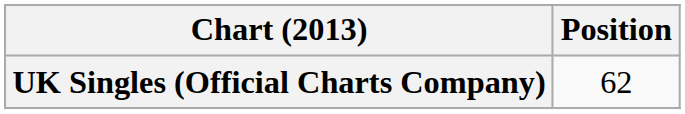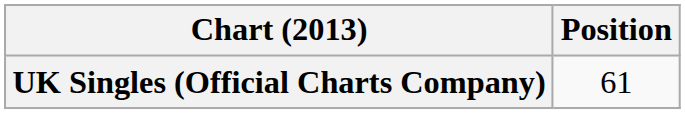(616, 81) 62 -> (616, 81) 61
